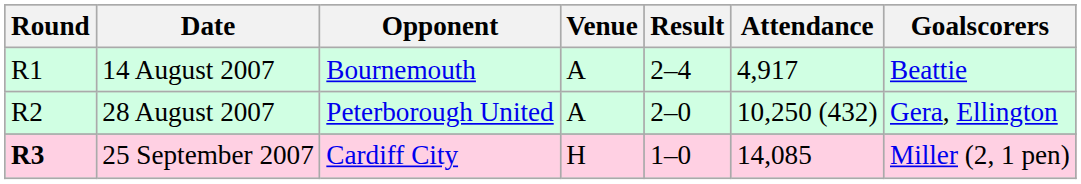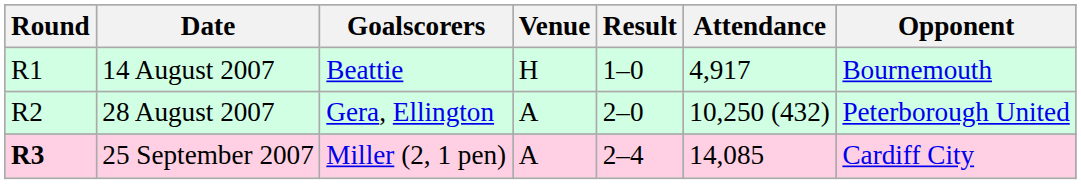columns swapped: (440, 26) <-> (980, 26)
(576, 69) A -> (529, 69) H
(671, 69) 2–4 -> (623, 69) 1–0
(576, 155) H -> (529, 155) A
(671, 155) 1–0 -> (623, 155) 2–4
